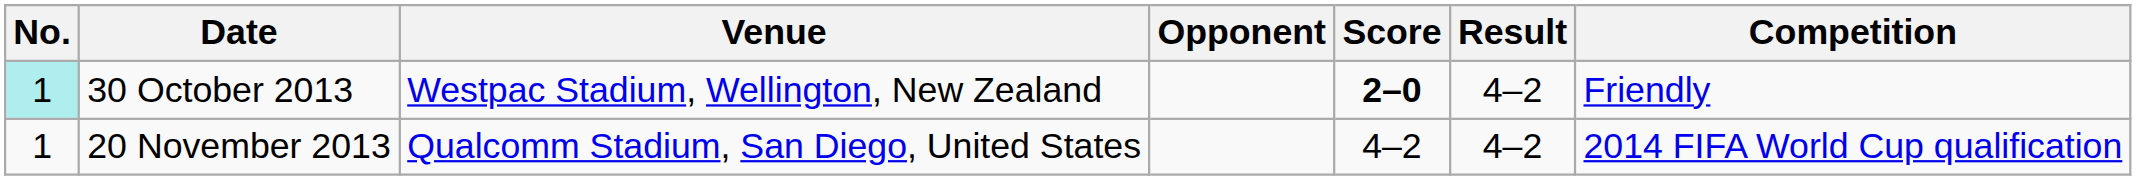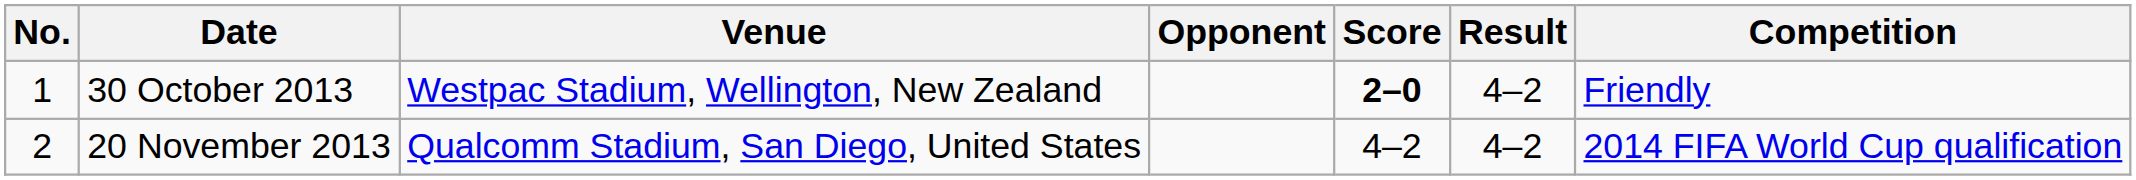(42, 89) paleturquoise background -> (42, 89) no background
(42, 145) 1 -> (42, 145) 2
